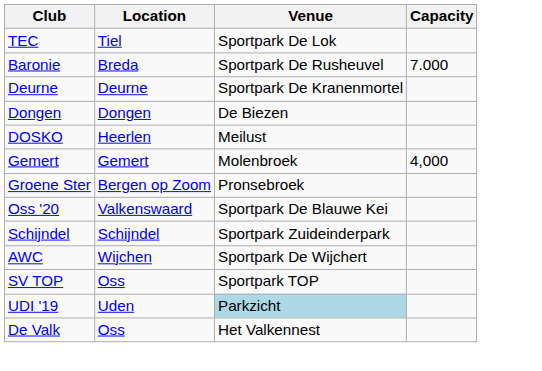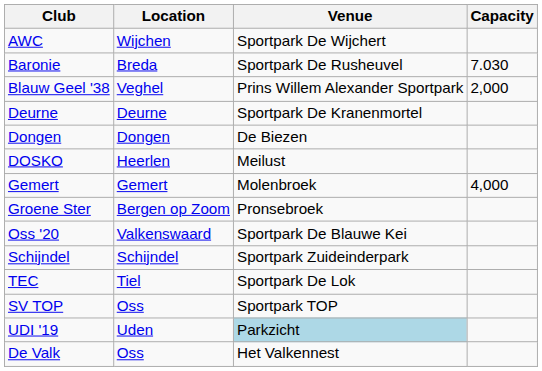rows swapped: (25, 257) <-> (23, 40)
(429, 64) 7.000 -> (489, 64) 7.030
+ row: (59, 88)
